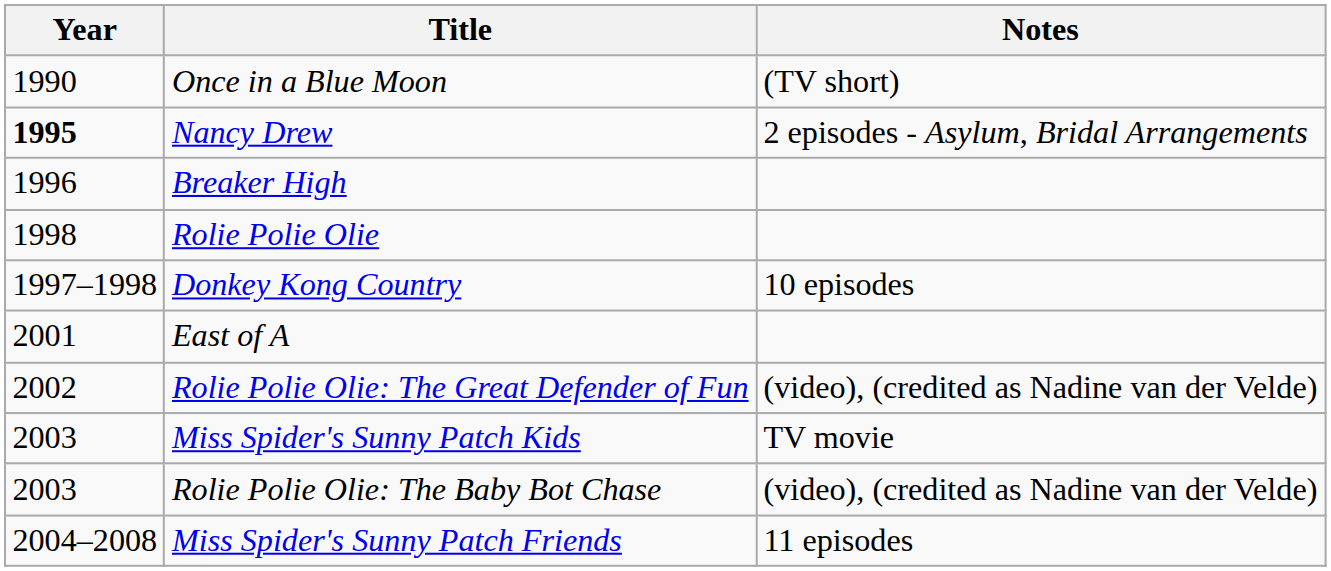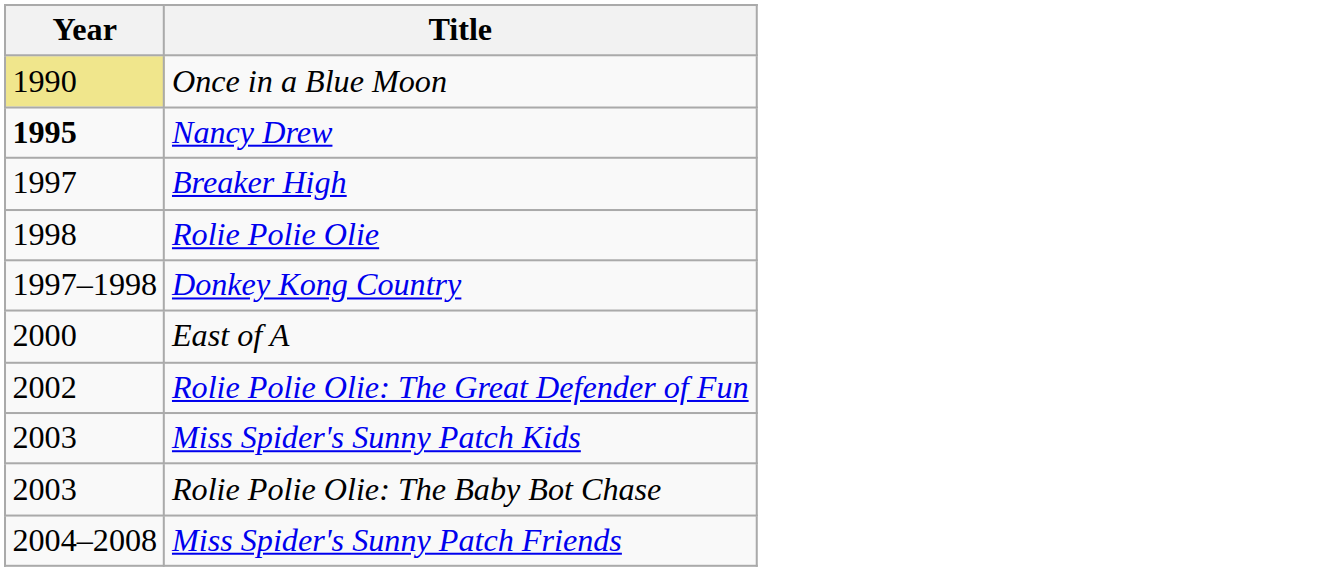- column: (1040, 30)
(45, 81) no background -> (45, 81) khaki background
(45, 183) 1996 -> (45, 183) 1997
(45, 336) 2001 -> (45, 336) 2000
